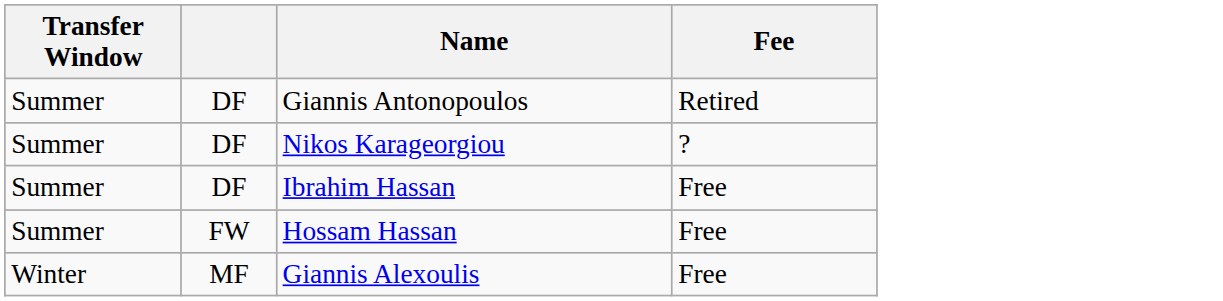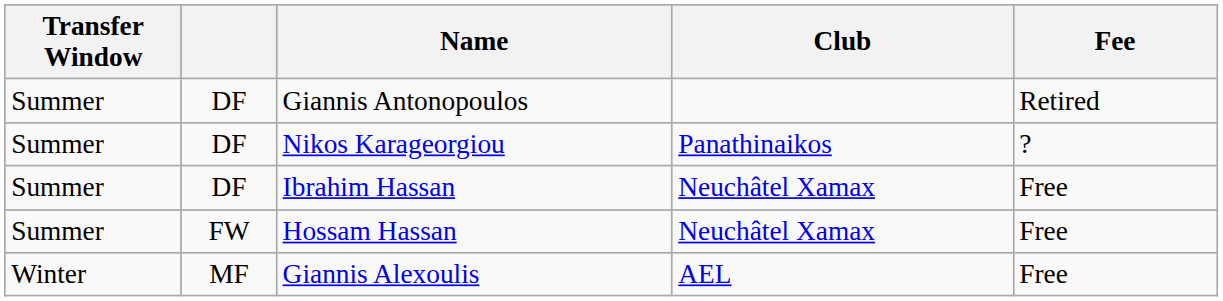+ column: (842, 41)
